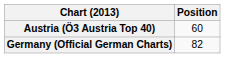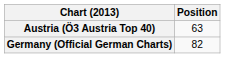(197, 28) 60 -> (197, 28) 63
